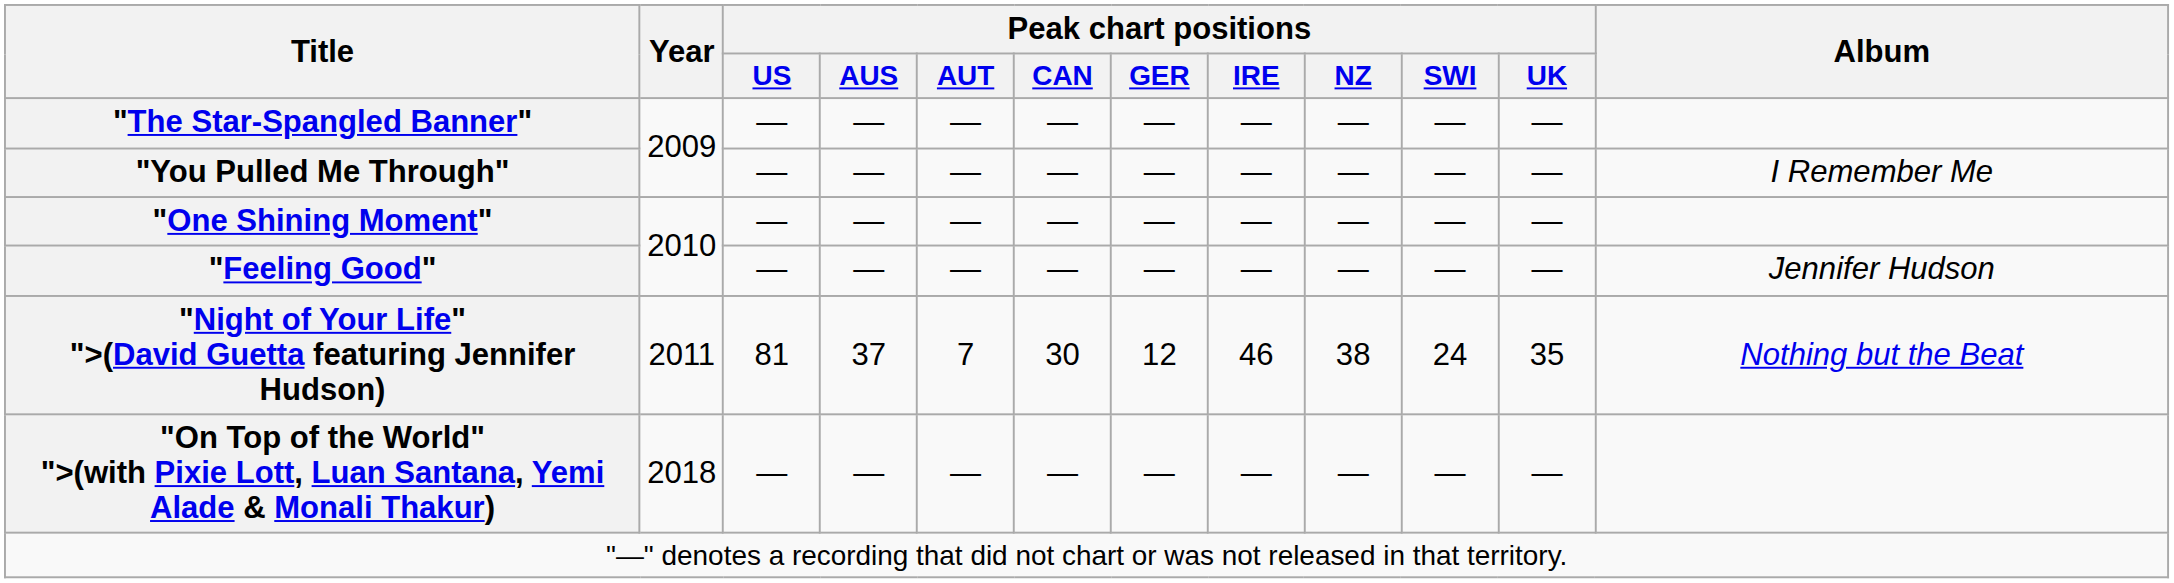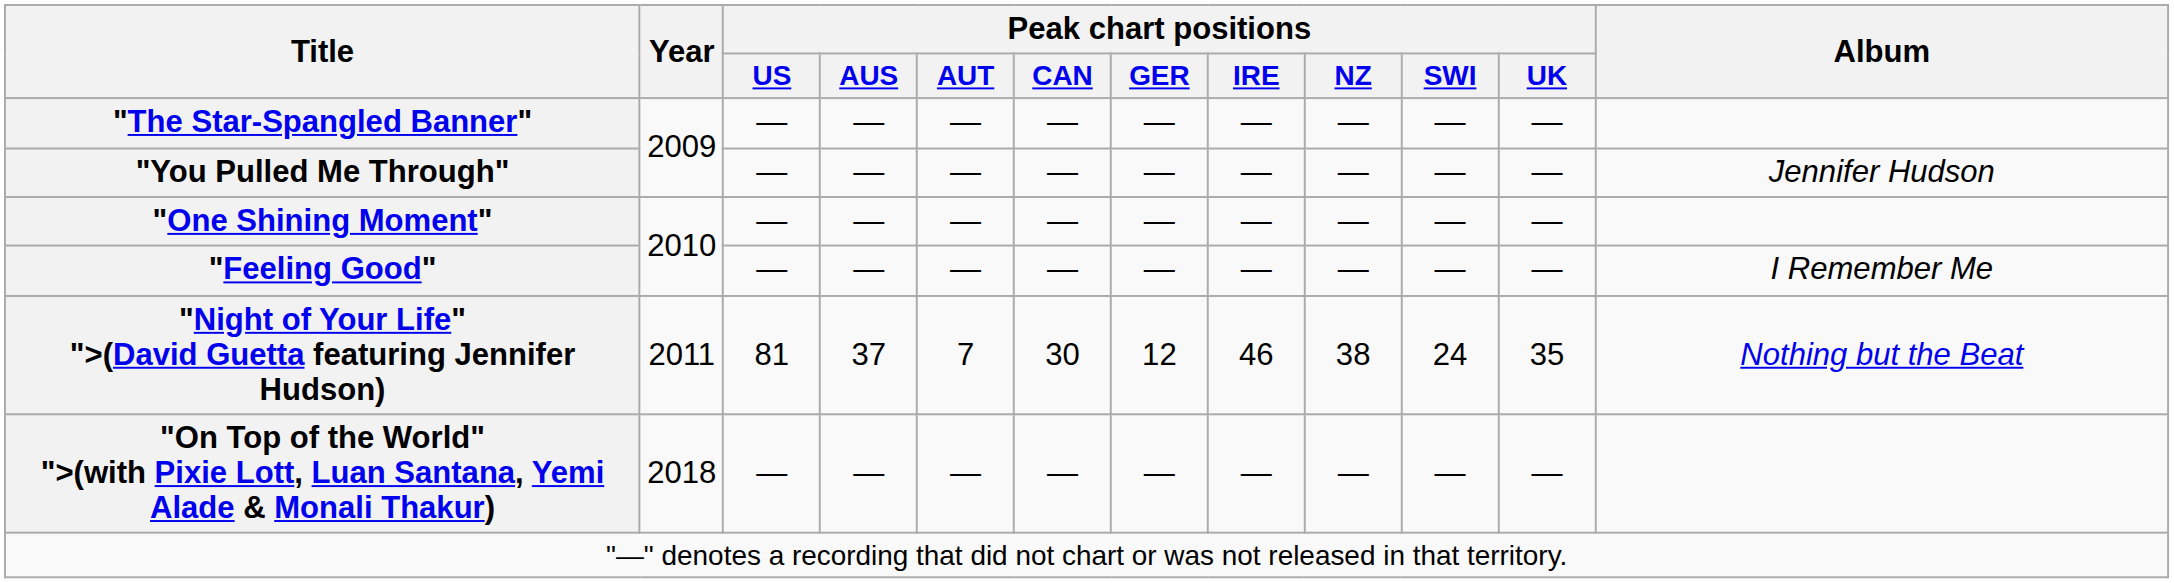(1882, 171) I Remember Me -> (1882, 171) Jennifer Hudson
(1882, 270) Jennifer Hudson -> (1882, 270) I Remember Me
